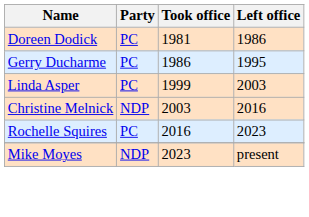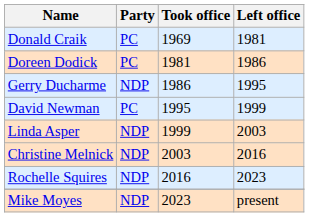+ row: (47, 39)
(129, 62) PC -> (135, 85) NDP
+ row: (54, 108)
(129, 85) PC -> (135, 131) NDP
(129, 131) PC -> (135, 177) NDP
